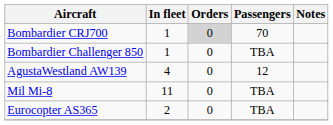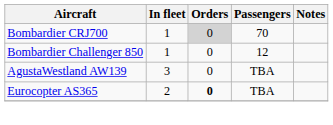(262, 52) TBA -> (262, 52) 12
(167, 71) 4 -> (167, 71) 3
(262, 71) 12 -> (262, 71) TBA
- row: (30, 91)
(210, 110) normal -> (210, 91) bold
